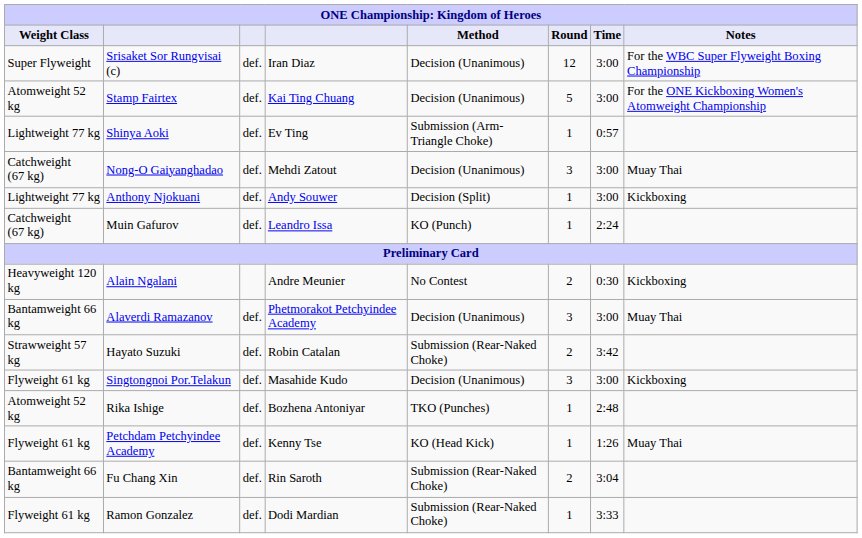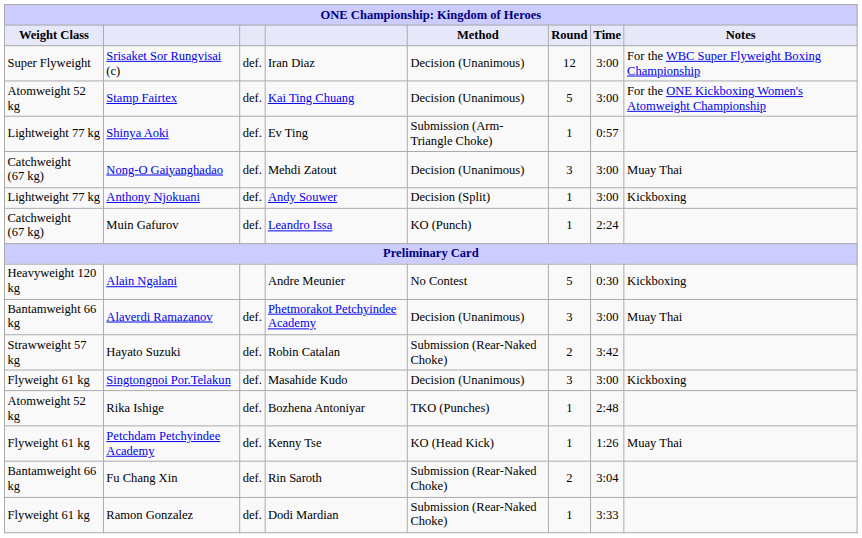(569, 281) 2 -> (569, 281) 5
